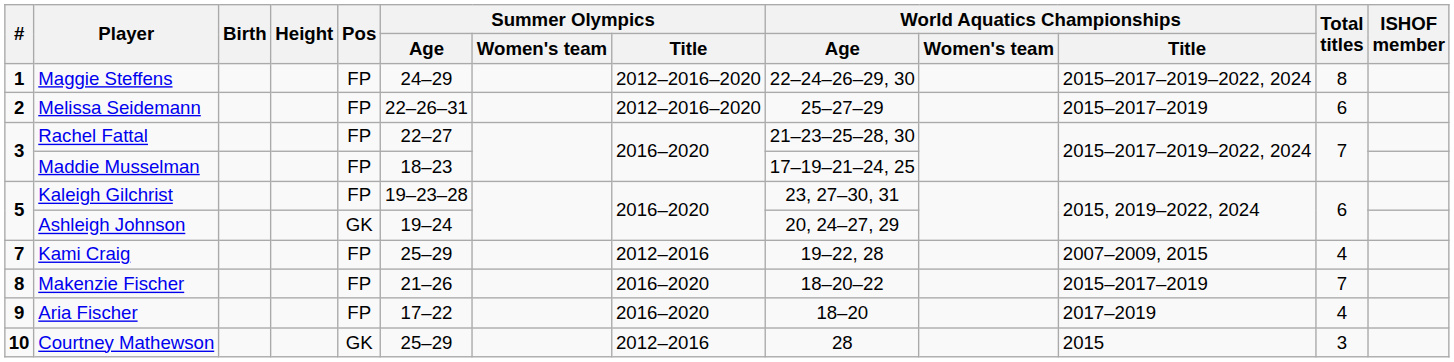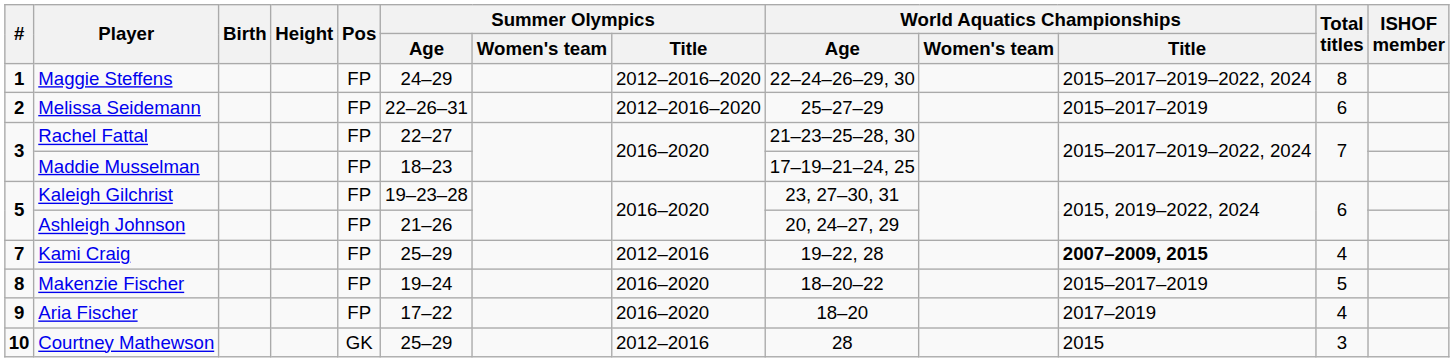(359, 225) GK -> (359, 225) FP
(427, 225) 19–24 -> (427, 225) 21–26
(1135, 254) normal -> (1135, 254) bold
(427, 283) 21–26 -> (427, 283) 19–24
(1342, 283) 7 -> (1342, 283) 5
